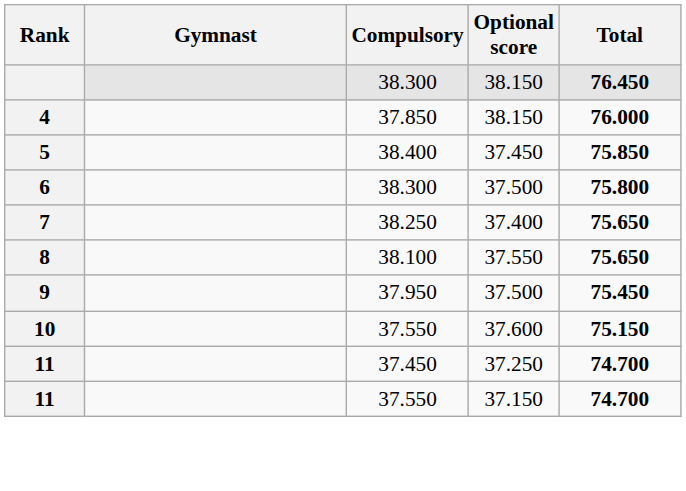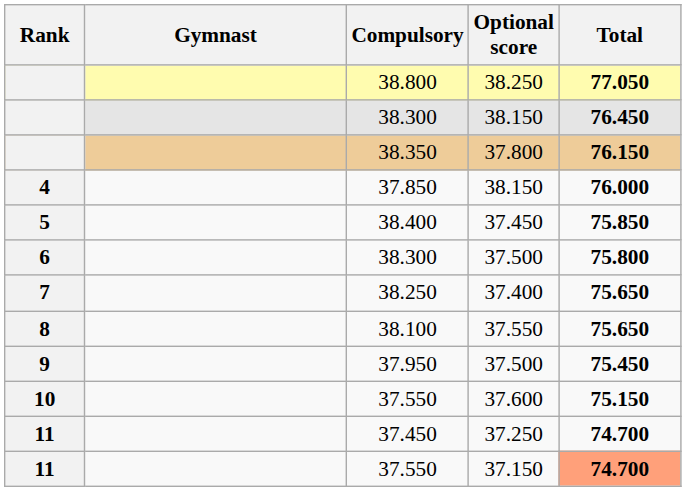+ row: (408, 82)
+ row: (408, 152)
(620, 398) no background -> (620, 468) lightsalmon background
